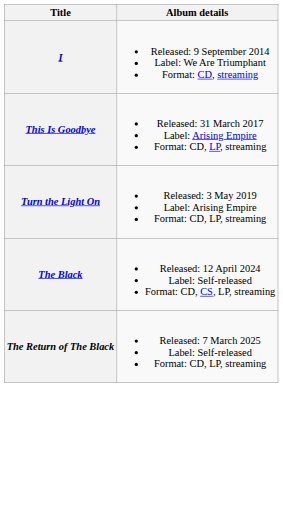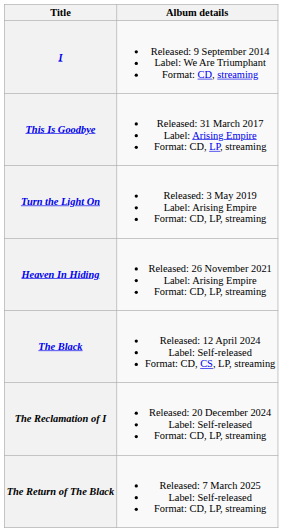+ row: (60, 274)
+ row: (60, 419)
